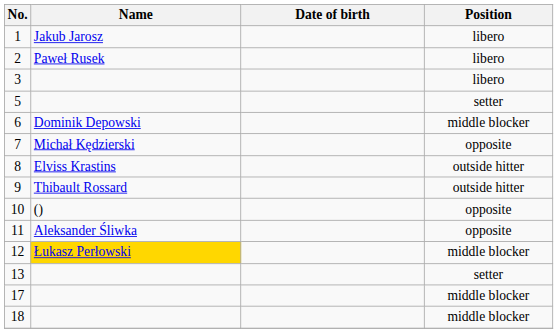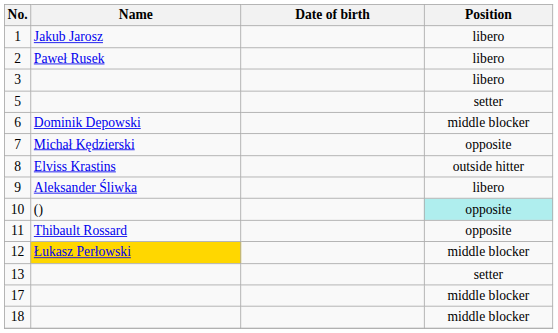(81, 187) Thibault Rossard -> (85, 187) Aleksander Śliwka
(488, 187) outside hitter -> (488, 187) libero
(488, 209) no background -> (488, 209) paleturquoise background
(85, 230) Aleksander Śliwka -> (81, 230) Thibault Rossard
